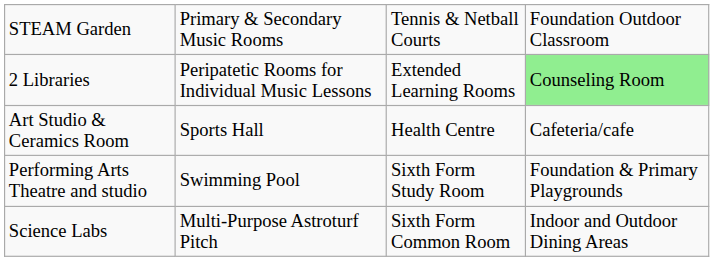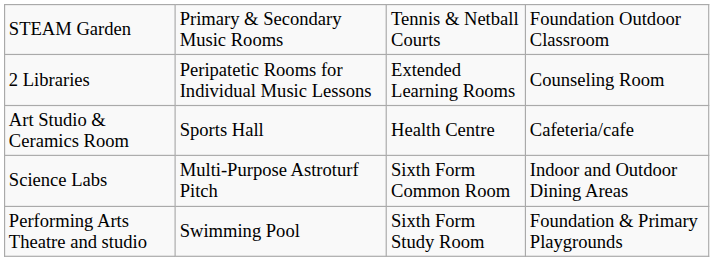(597, 79) lightgreen background -> (597, 79) no background
rows swapped: (58, 230) <-> (78, 180)
